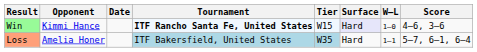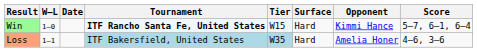columns swapped: (391, 11) <-> (73, 11)
(352, 26) lavender background -> (305, 26) no background
(424, 26) 4–6, 3–6 -> (437, 26) 5–7, 6–1, 6–4
(437, 40) 5–7, 6–1, 6–4 -> (424, 40) 4–6, 3–6
